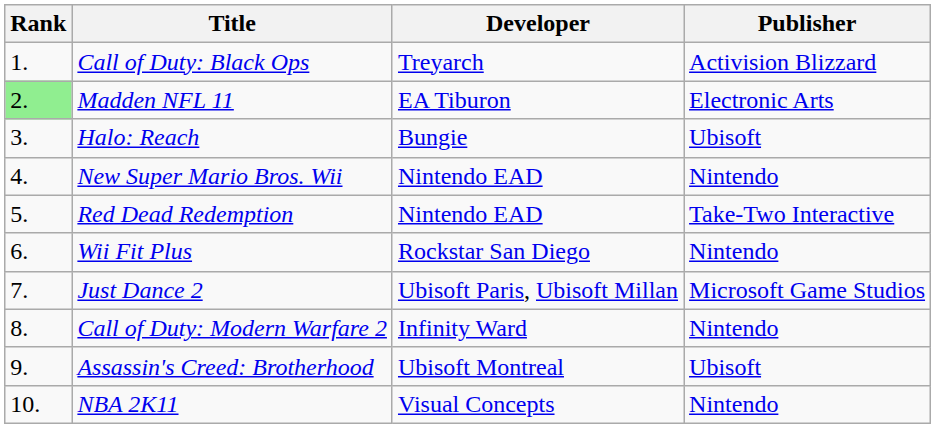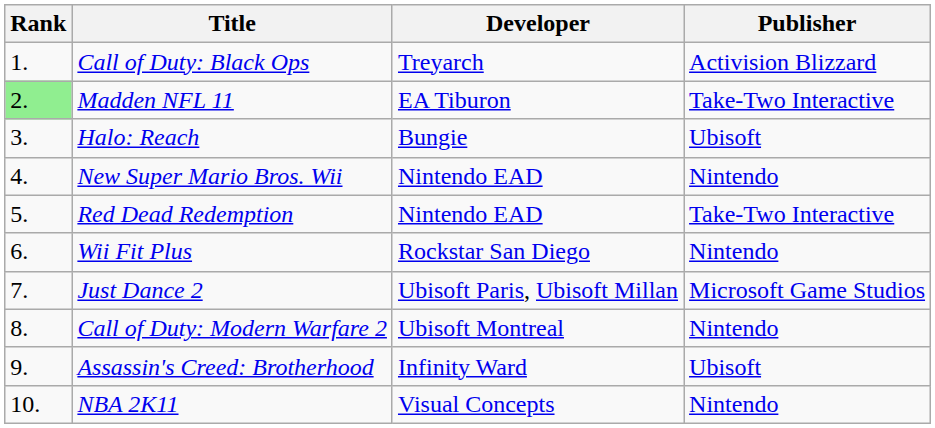(761, 99) Electronic Arts -> (792, 99) Take-Two Interactive
(462, 328) Infinity Ward -> (481, 328) Ubisoft Montreal
(481, 366) Ubisoft Montreal -> (462, 366) Infinity Ward
